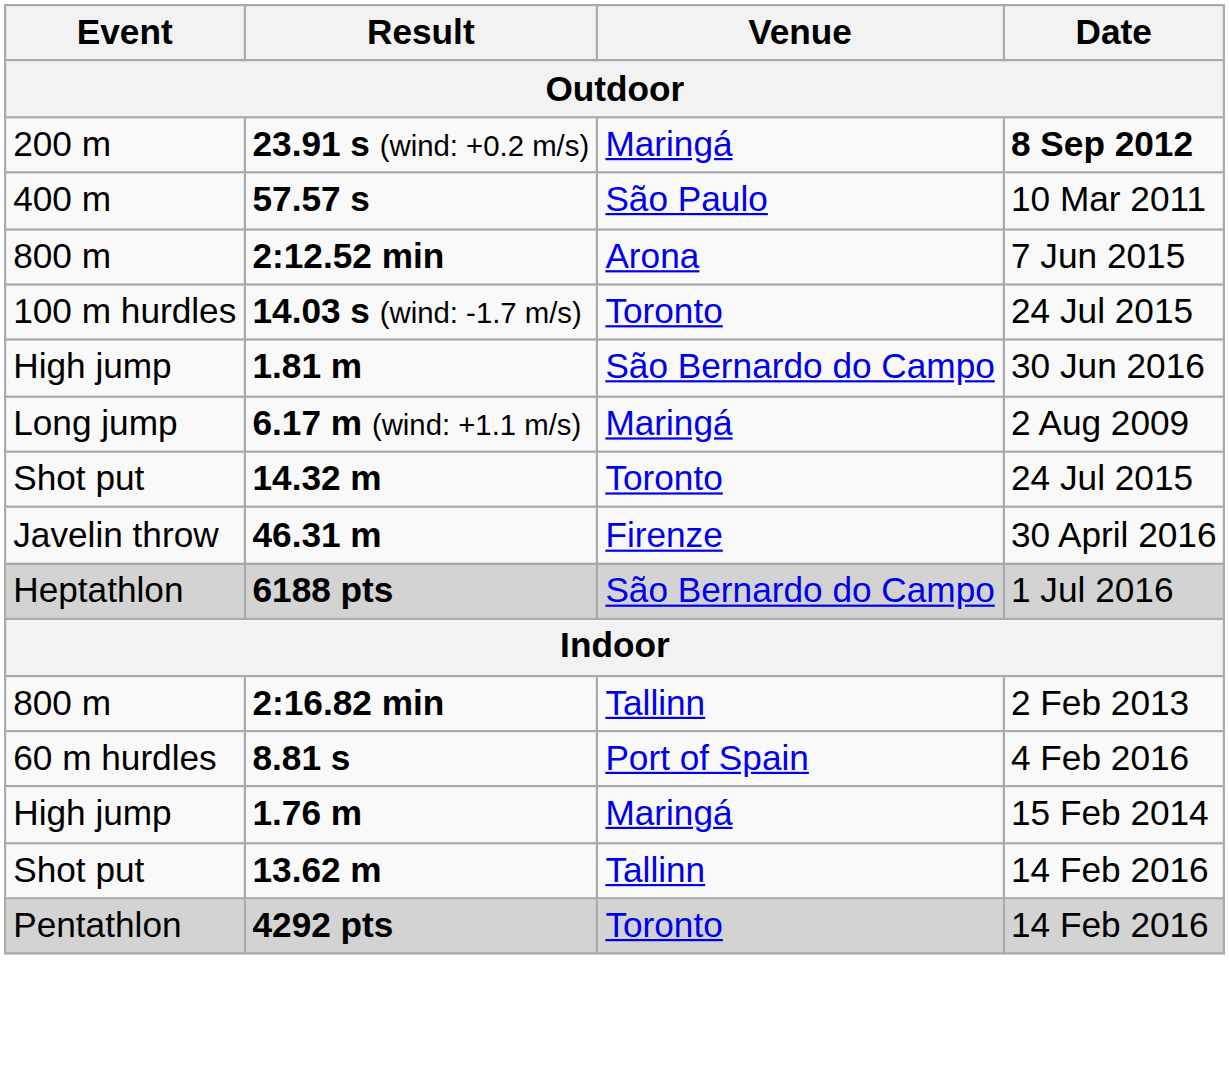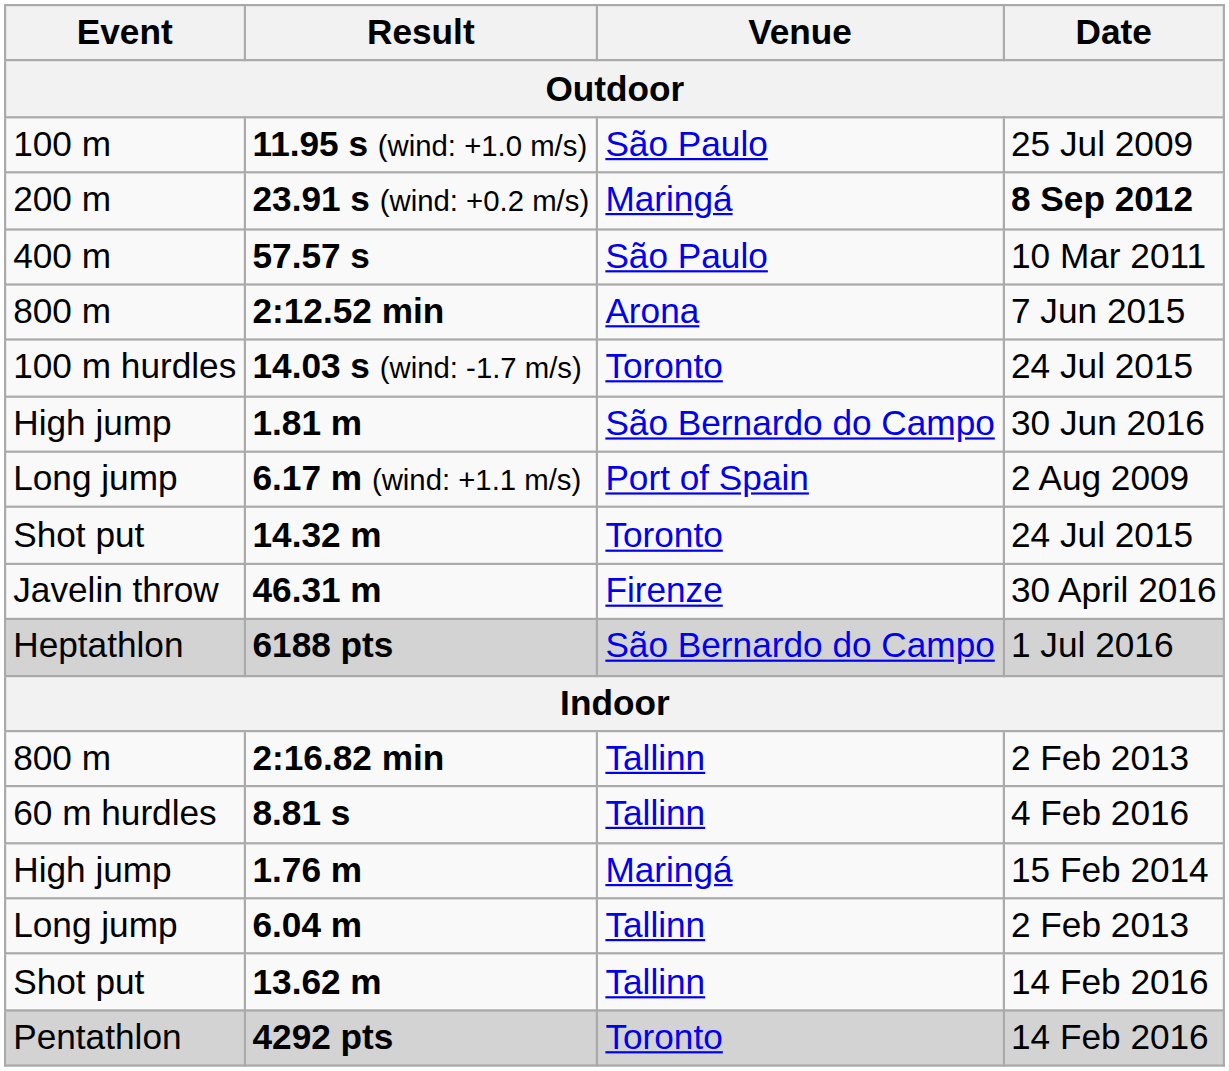+ row: (420, 144)
(669, 423) Maringá -> (707, 479) Port of Spain
(707, 758) Port of Spain -> (655, 813) Tallinn
+ row: (307, 925)
